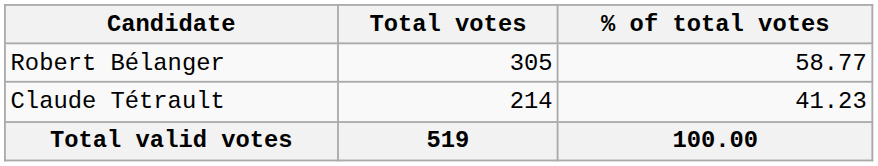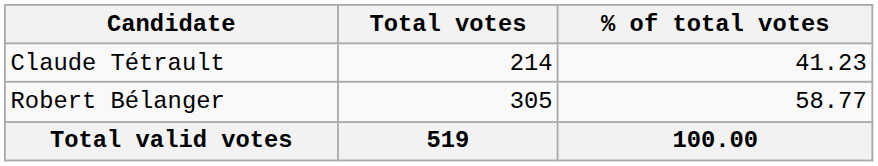rows swapped: (118, 63) <-> (118, 102)
